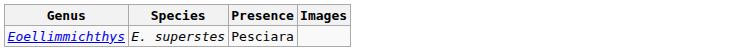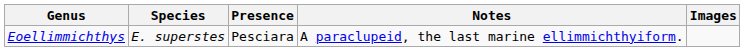+ column: (492, 15)
